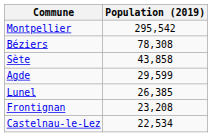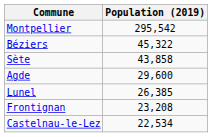(155, 44) 78,308 -> (155, 44) 45,322
(155, 76) 29,599 -> (155, 76) 29,600
